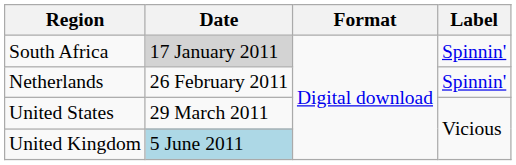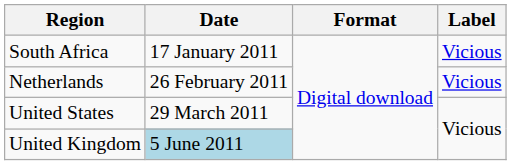(214, 50) lightgrey background -> (214, 50) no background
(474, 50) Spinnin' -> (472, 50) Vicious
(474, 81) Spinnin' -> (472, 81) Vicious
